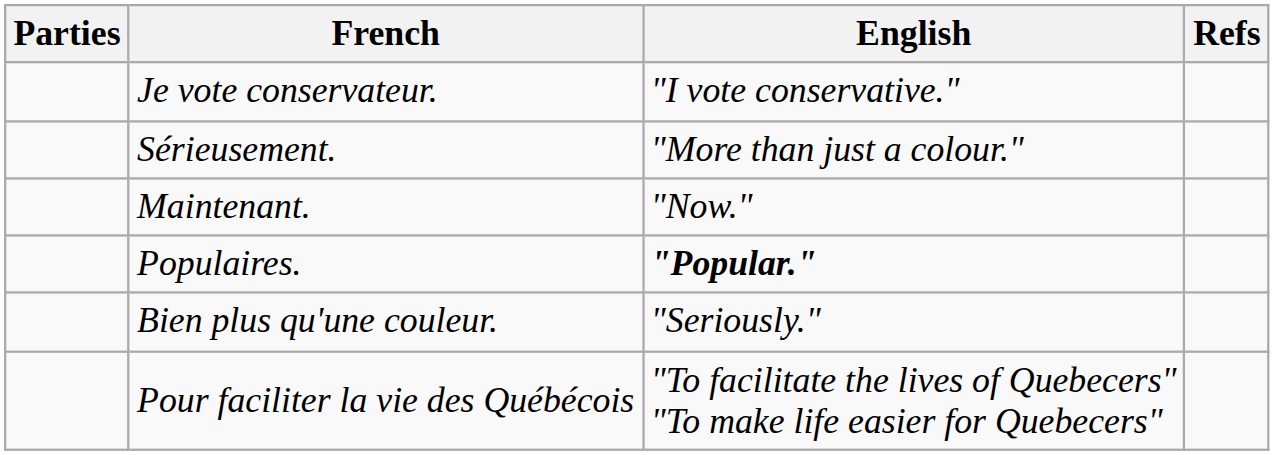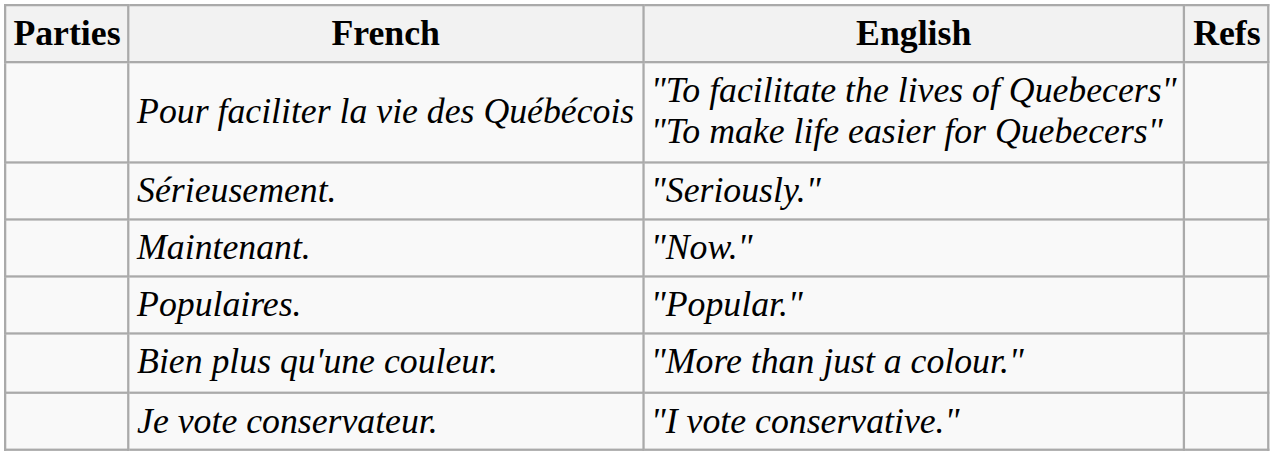rows swapped: (386, 398) <-> (287, 90)
(837, 148) "More than just a colour." -> (736, 189) "Seriously."
(734, 263) bold -> (727, 304) normal
(736, 320) "Seriously." -> (837, 361) "More than just a colour."
